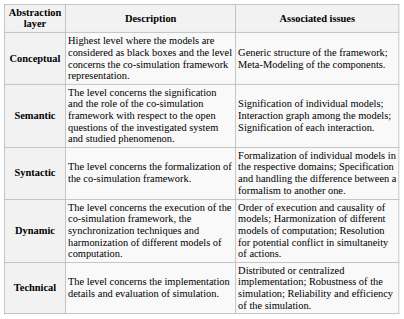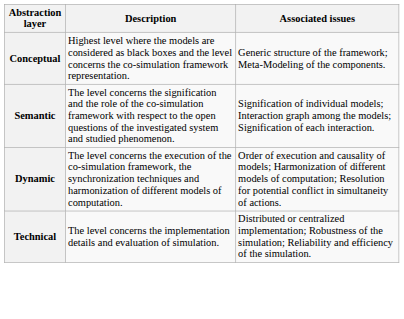- row: (35, 173)
